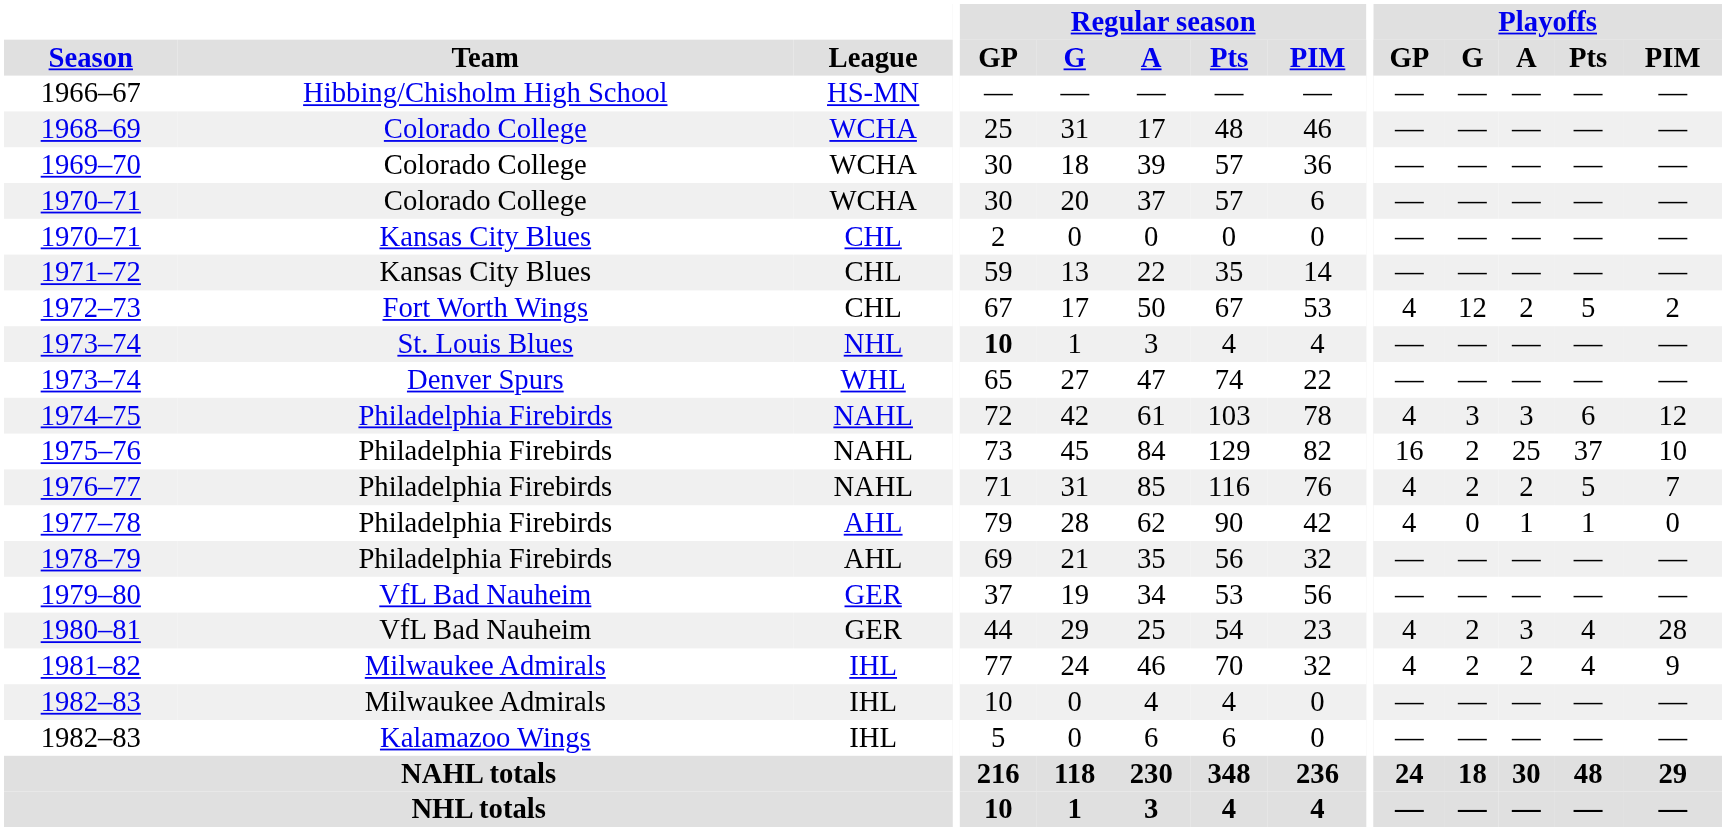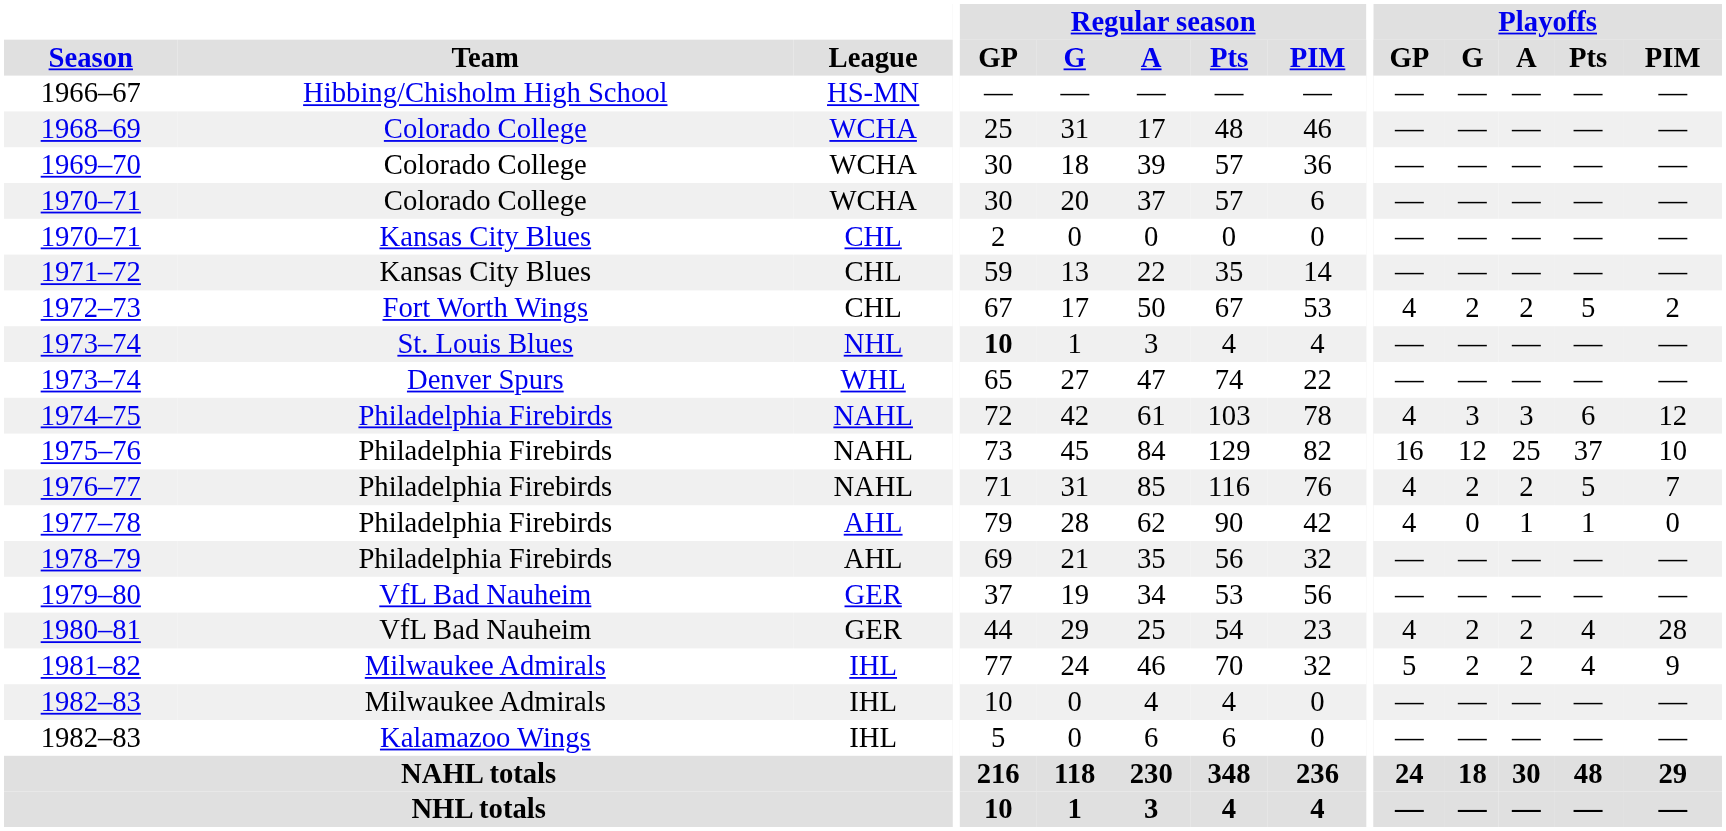(1472, 307) 12 -> (1472, 307) 2
(1472, 451) 2 -> (1472, 451) 12
(1526, 630) 3 -> (1526, 630) 2
(1409, 665) 4 -> (1409, 665) 5
